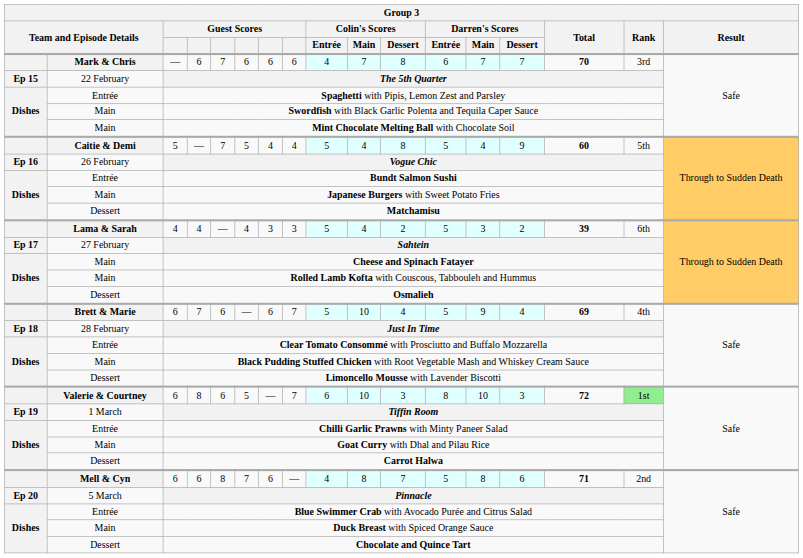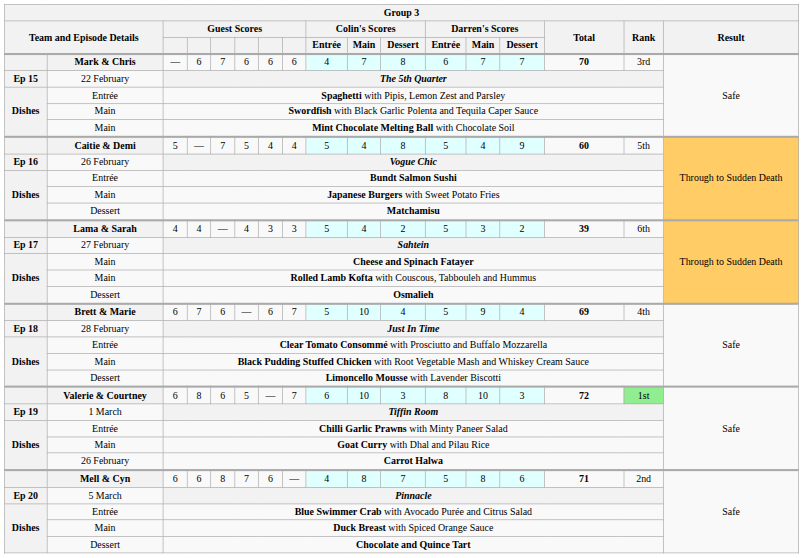(105, 461) Dessert -> (105, 461) 26 February
